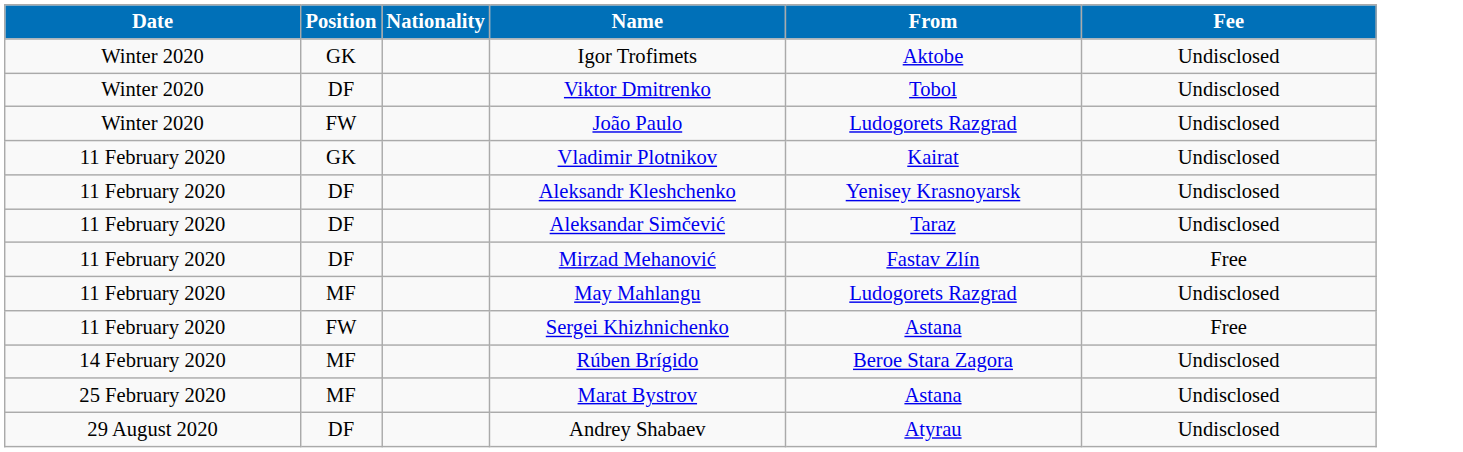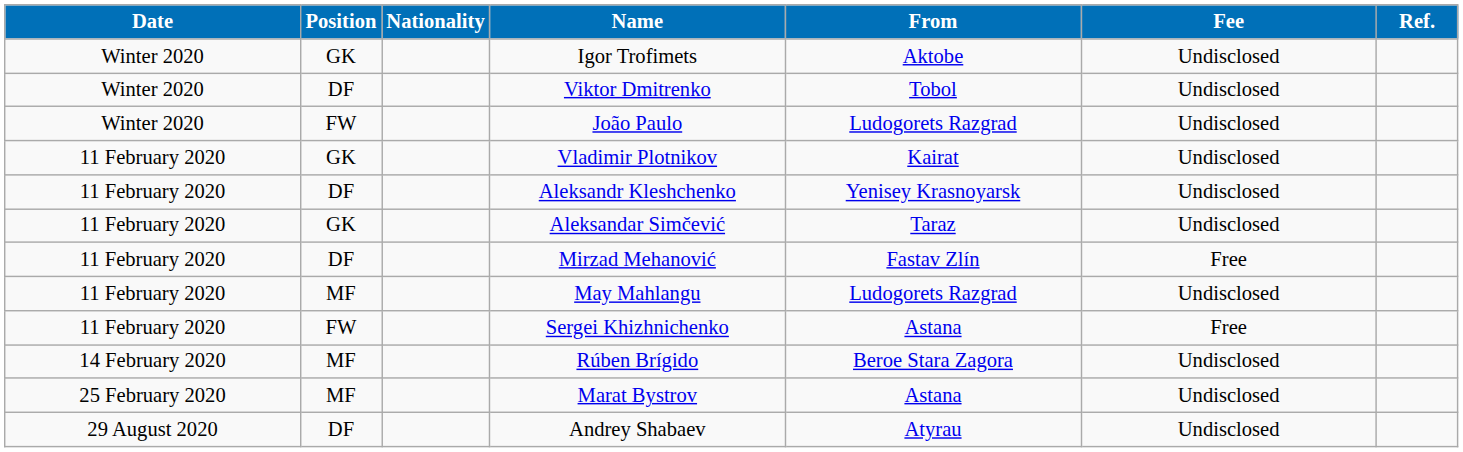+ column: (1417, 21)
(341, 225) DF -> (341, 225) GK
